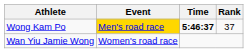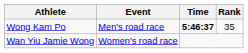(131, 27) gold background -> (131, 27) no background
(229, 27) 37 -> (229, 27) 35
